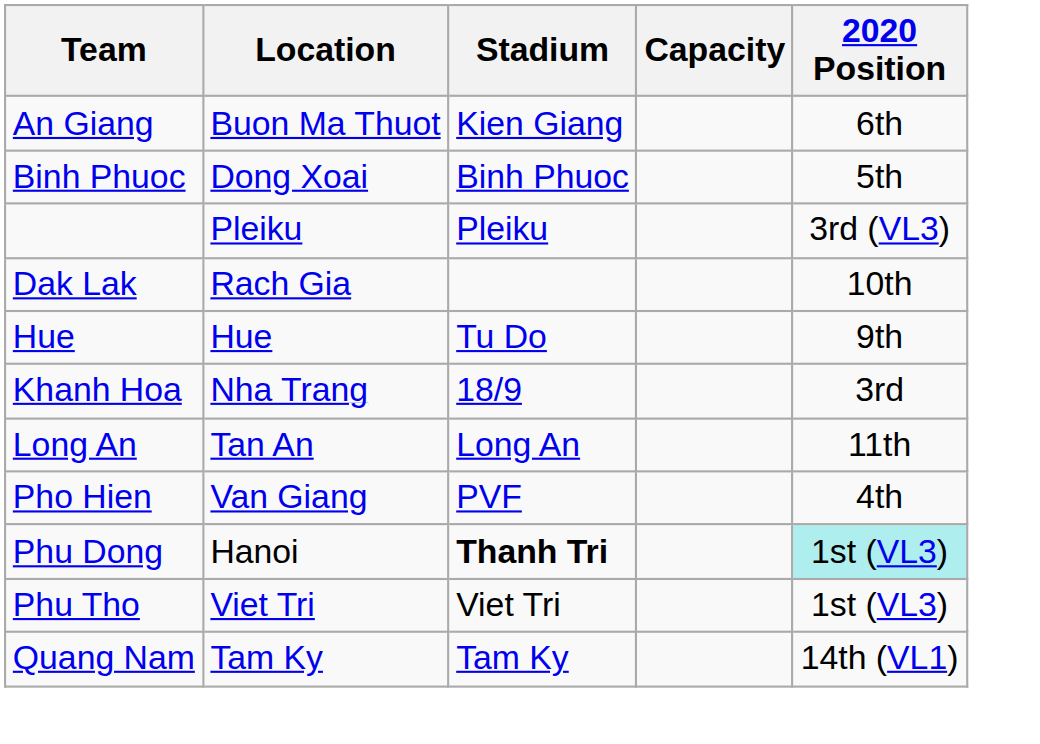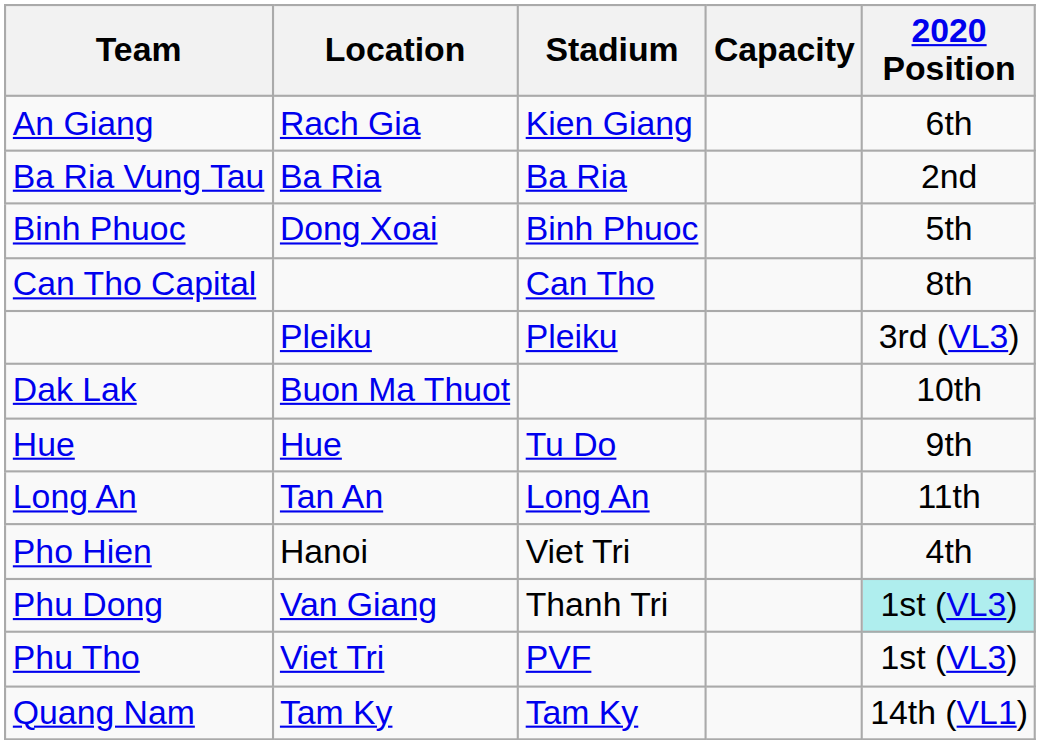(326, 122) Buon Ma Thuot -> (350, 122) Rach Gia
+ row: (139, 176)
+ row: (135, 283)
(281, 283) Rach Gia -> (395, 390) Buon Ma Thuot
- row: (97, 390)
(289, 497) Van Giang -> (324, 551) Hanoi
(489, 497) PVF -> (578, 551) Viet Tri
(255, 551) Hanoi -> (358, 604) Van Giang
(532, 551) bold -> (597, 604) normal
(508, 604) Viet Tri -> (559, 658) PVF
